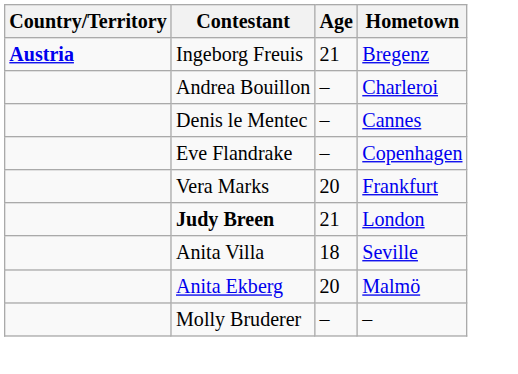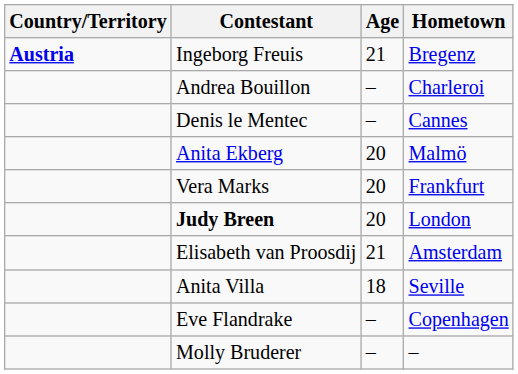rows swapped: (234, 153) <-> (230, 285)
(330, 219) 21 -> (376, 219) 20
+ row: (266, 252)
